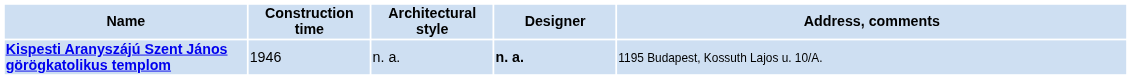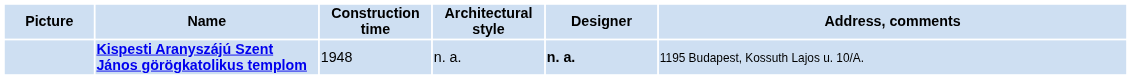+ column: (49, 21)
(266, 57) 1946 -> (337, 57) 1948
